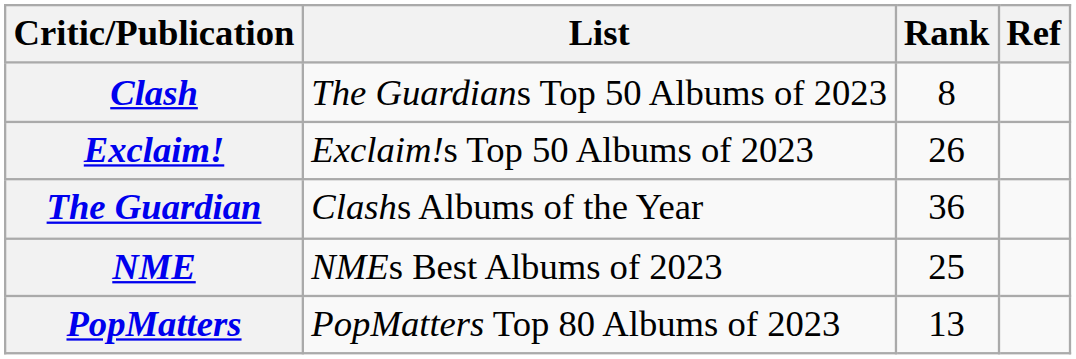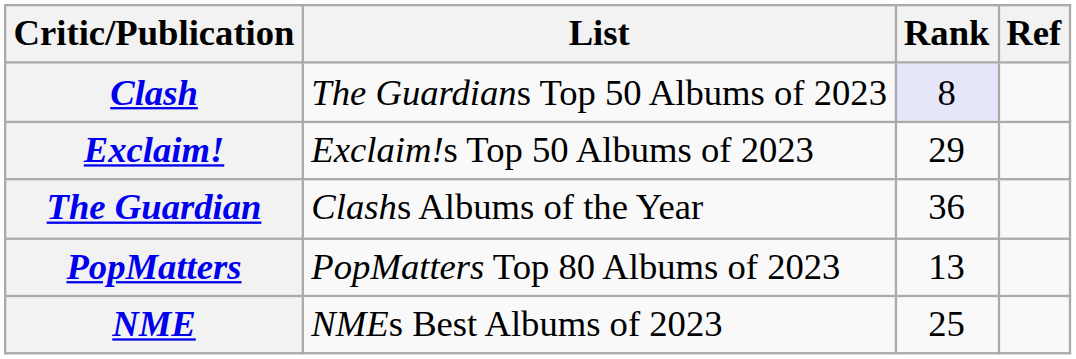(947, 91) no background -> (947, 91) lavender background
(947, 149) 26 -> (947, 149) 29
rows swapped: (154, 265) <-> (154, 324)
